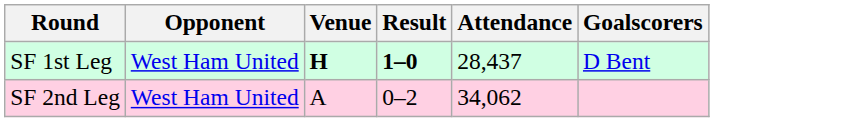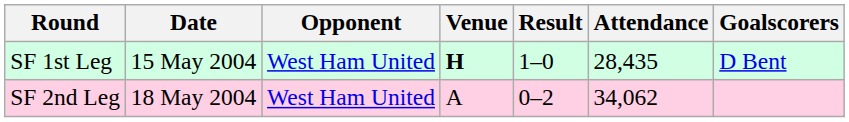+ column: (193, 23)
(400, 60) bold -> (536, 60) normal
(489, 60) 28,437 -> (626, 60) 28,435
